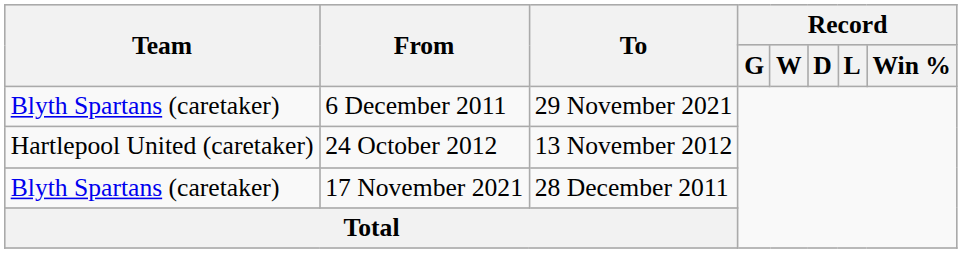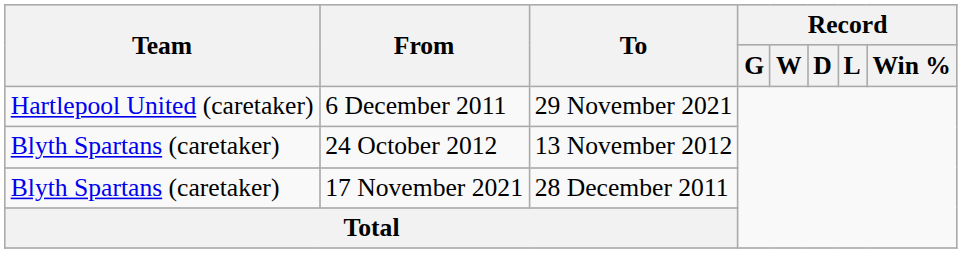(145, 106) Blyth Spartans (caretaker) -> (162, 106) Hartlepool United (caretaker)
(162, 146) Hartlepool United (caretaker) -> (145, 146) Blyth Spartans (caretaker)
